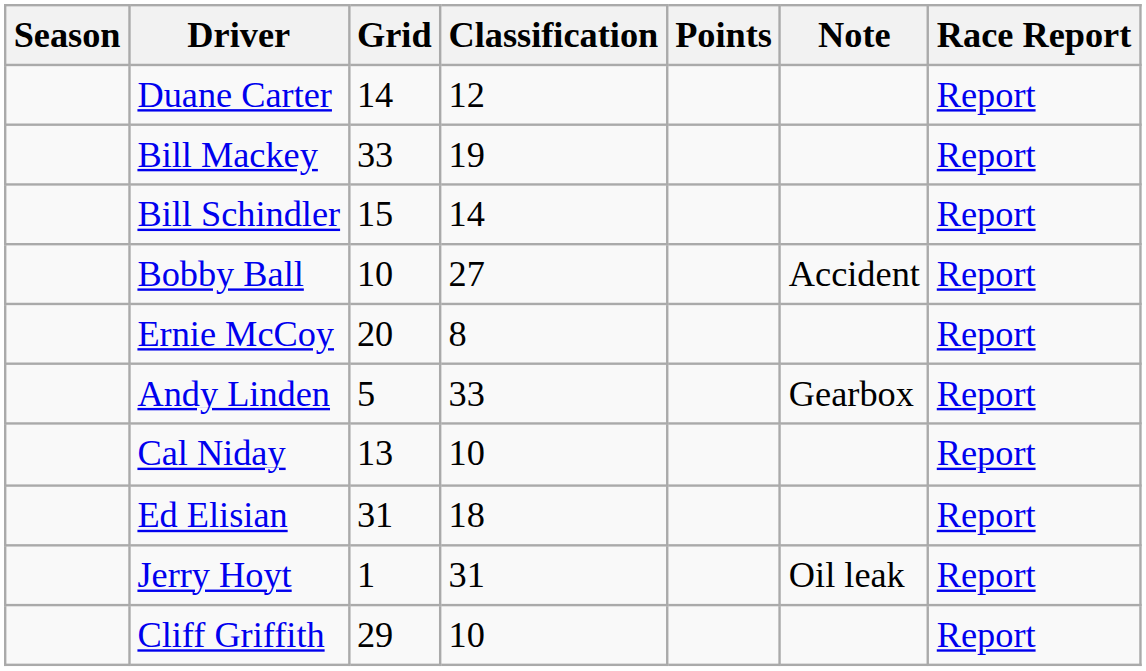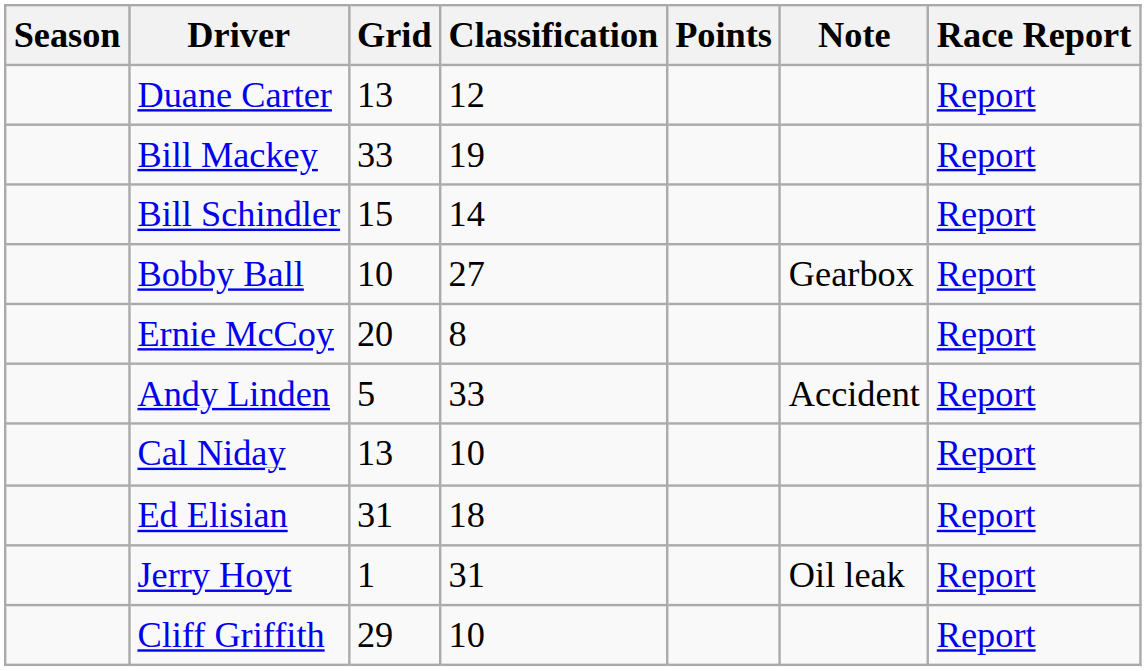(375, 94) 14 -> (375, 94) 13
(854, 274) Accident -> (851, 274) Gearbox
(851, 394) Gearbox -> (854, 394) Accident
